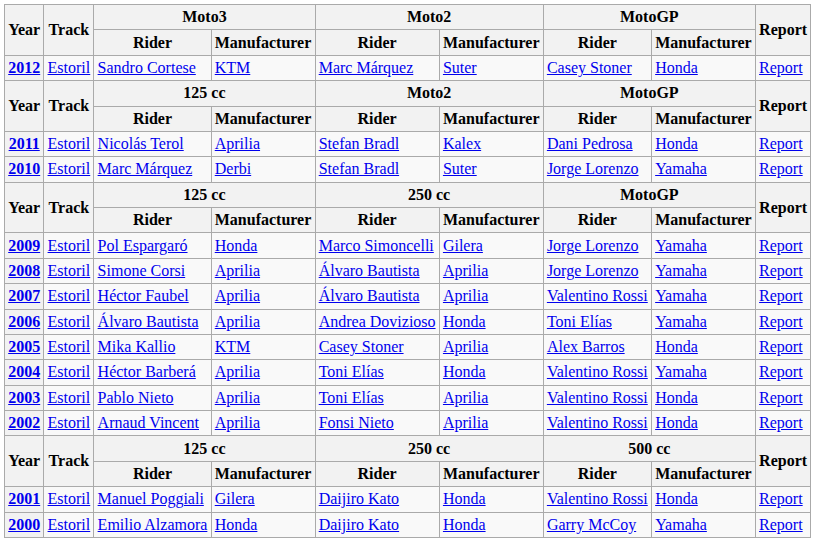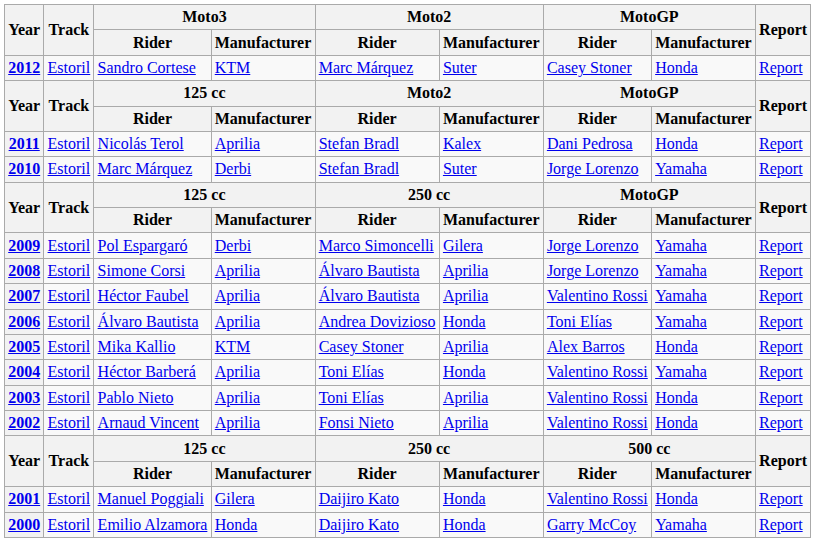(236, 245) Honda -> (233, 245) Derbi
